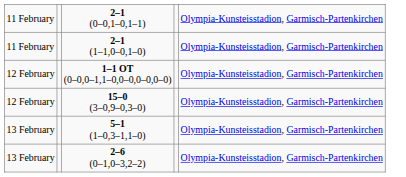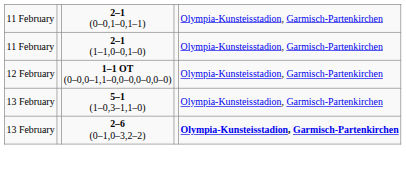- row: (118, 102)
(282, 158) normal -> (290, 130) bold
